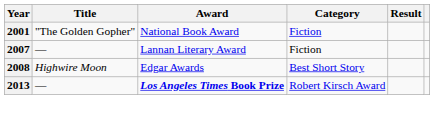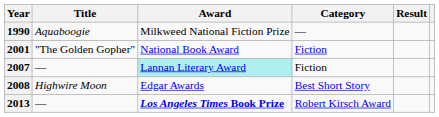+ row: (18, 31)
(193, 49) no background -> (193, 67) paleturquoise background
